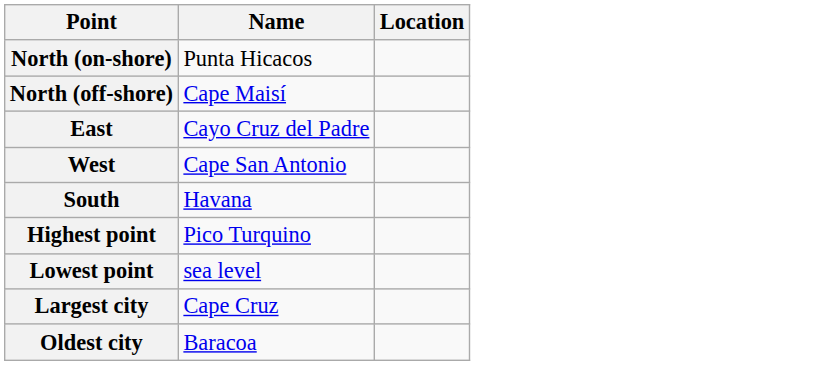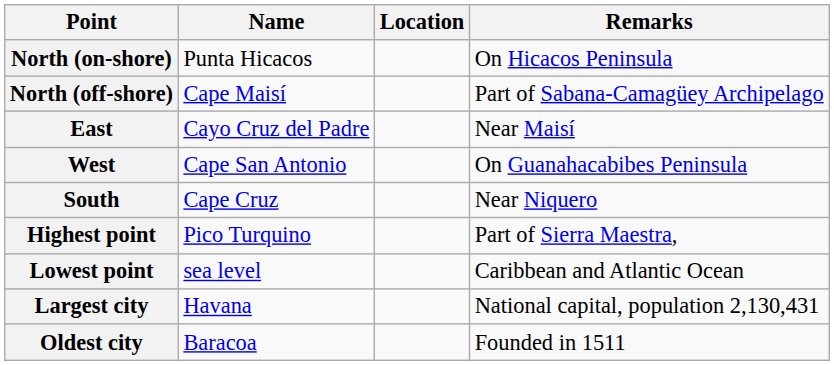+ column: (649, 22)
(218, 199) Havana -> (231, 199) Cape Cruz
(231, 306) Cape Cruz -> (218, 306) Havana
